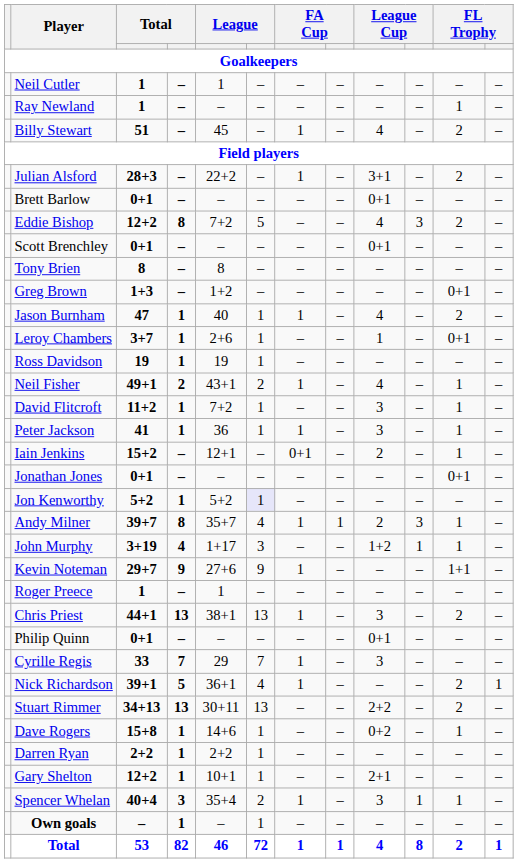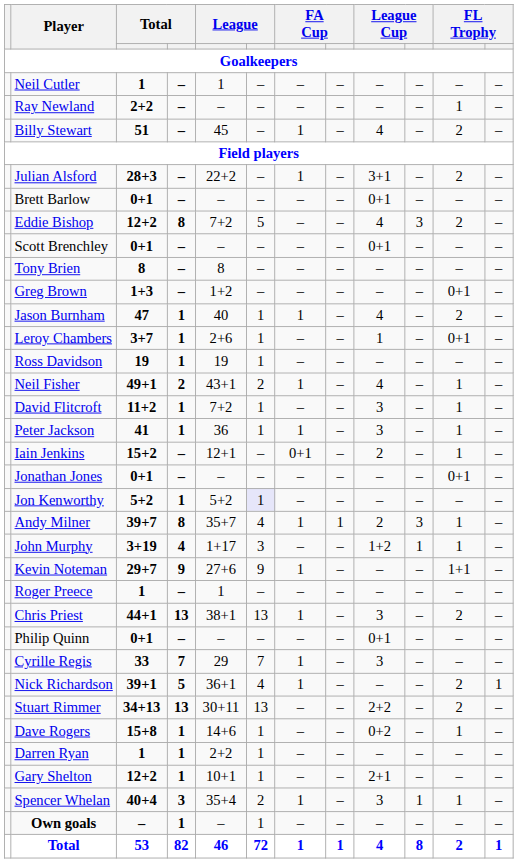(142, 107) 1 -> (142, 107) 2+2
(142, 753) 2+2 -> (142, 753) 1
